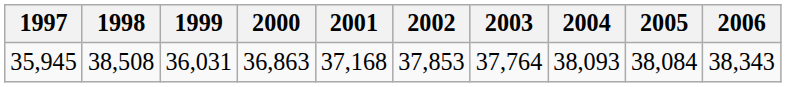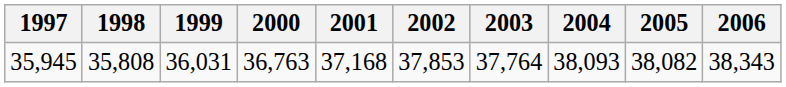(121, 61) 38,508 -> (121, 61) 35,808
(276, 61) 36,863 -> (276, 61) 36,763
(664, 61) 38,084 -> (664, 61) 38,082
